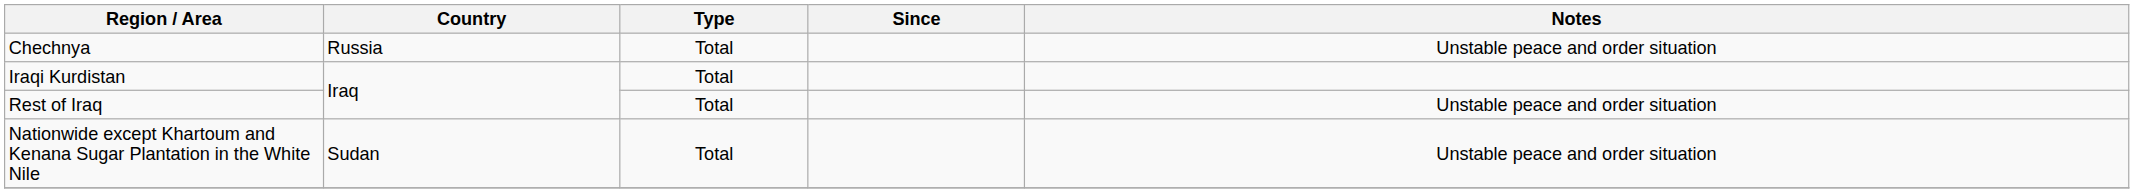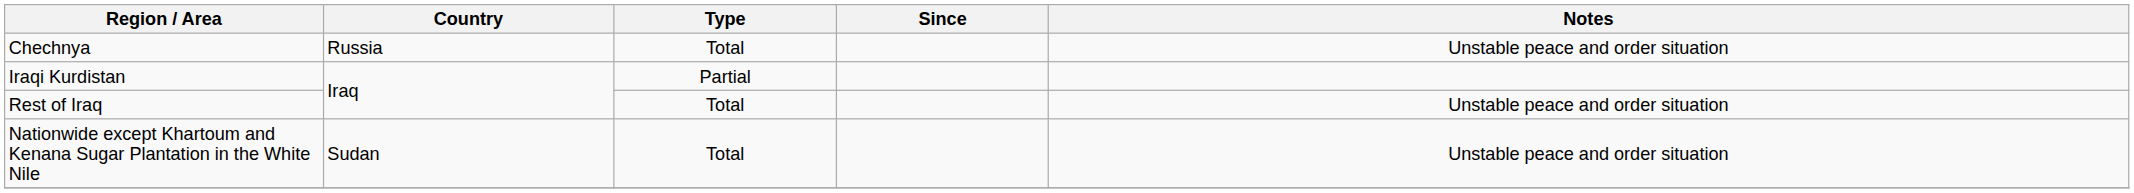(714, 76) Total -> (725, 76) Partial
